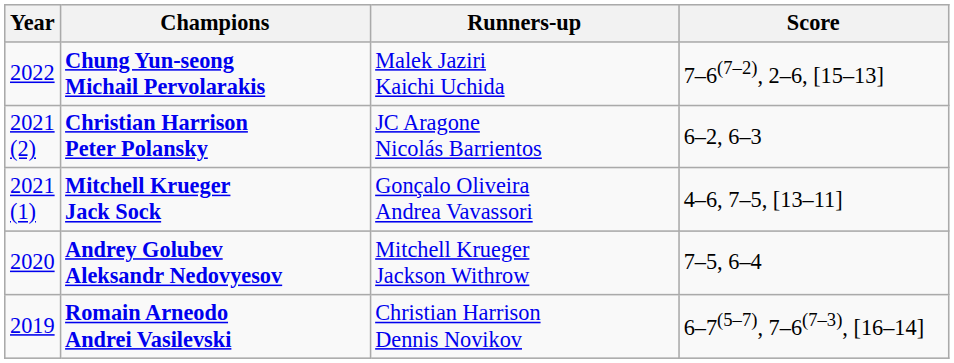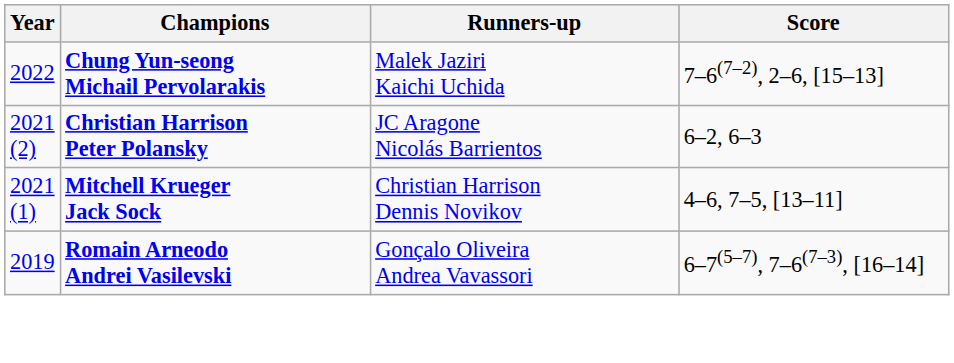(454, 199) Gonçalo Oliveira Andrea Vavassori -> (458, 199) Christian Harrison Dennis Novikov
- row: (174, 262)
(458, 325) Christian Harrison Dennis Novikov -> (454, 262) Gonçalo Oliveira Andrea Vavassori
